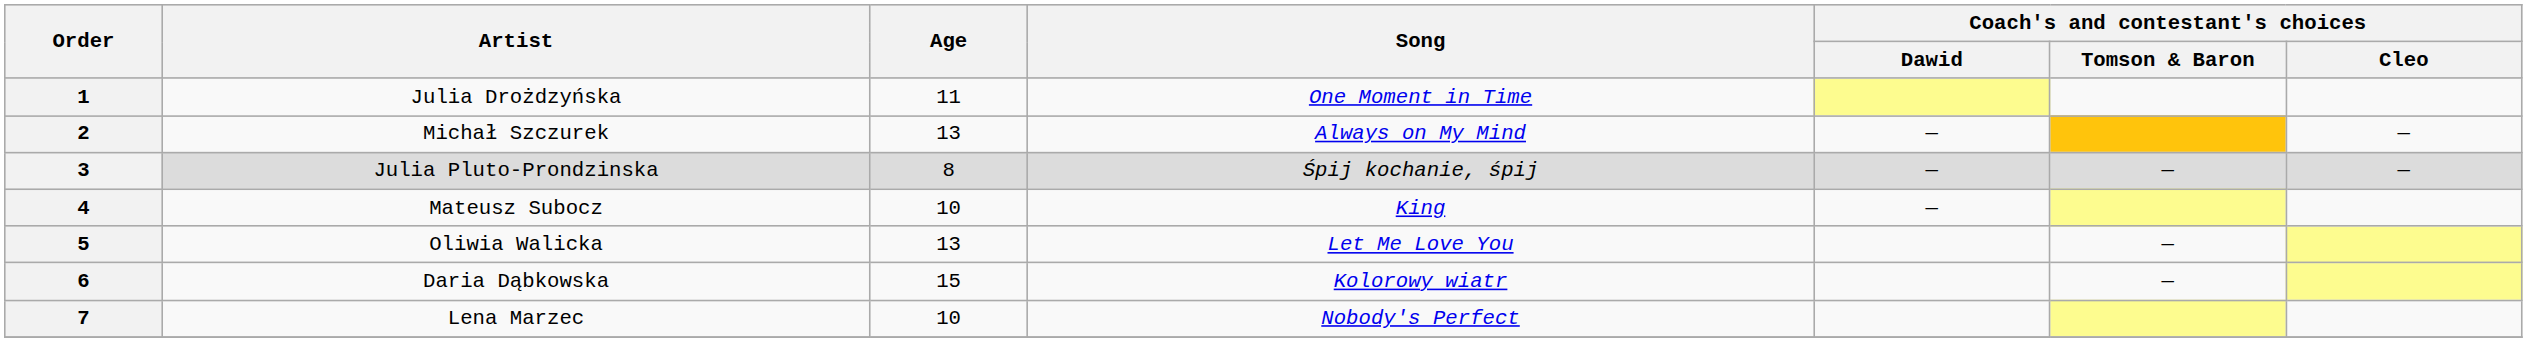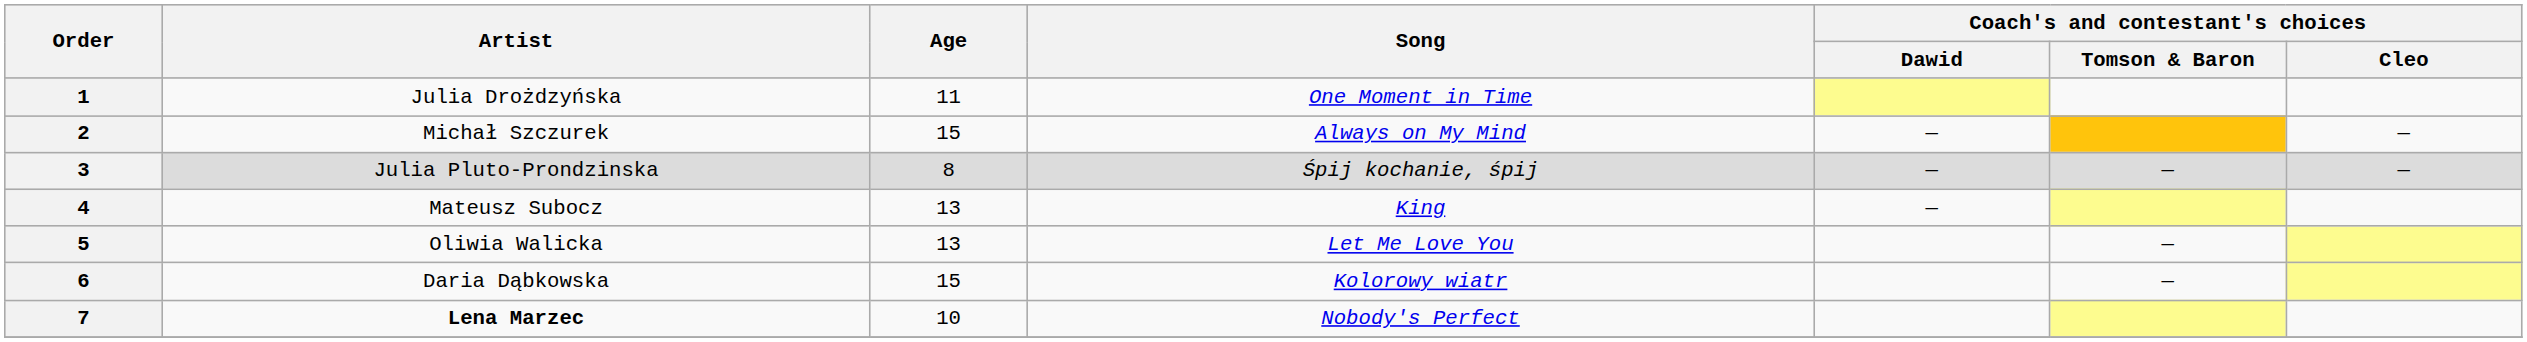(949, 134) 13 -> (949, 134) 15
(949, 208) 10 -> (949, 208) 13
(516, 318) normal -> (516, 318) bold
